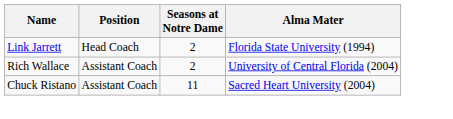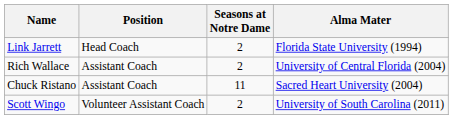+ row: (36, 105)
